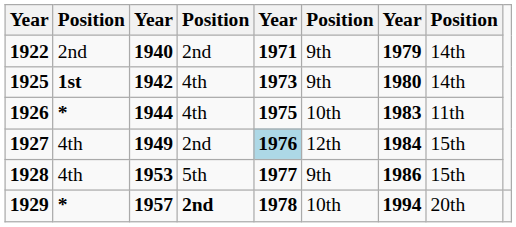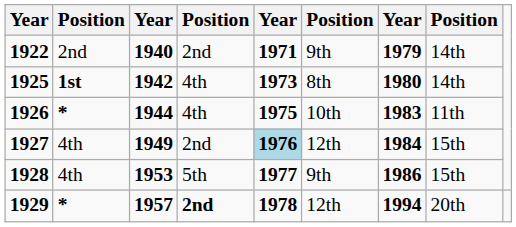(319, 81) 9th -> (319, 81) 8th
(324, 205) 10th -> (324, 205) 12th
